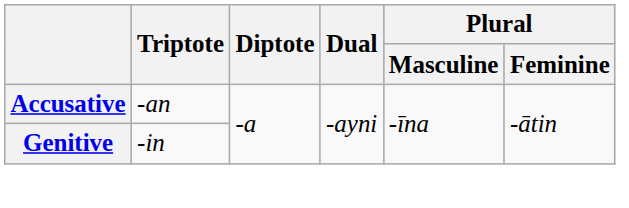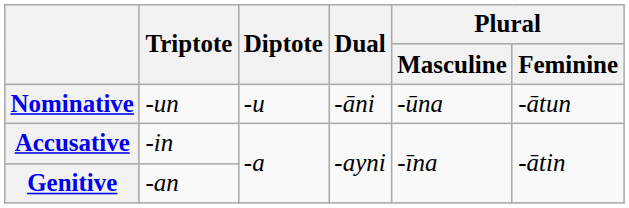+ row: (72, 103)
(154, 103) -an -> (159, 143) -in
(151, 143) -in -> (162, 182) -an
